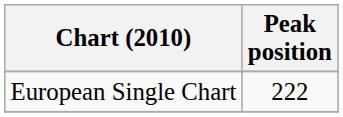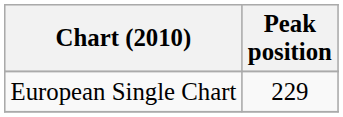(290, 91) 222 -> (290, 91) 229
